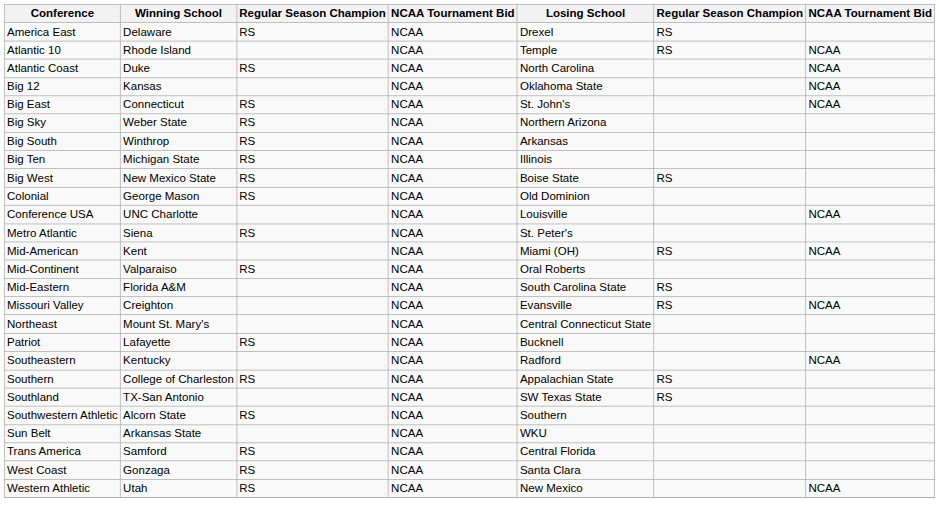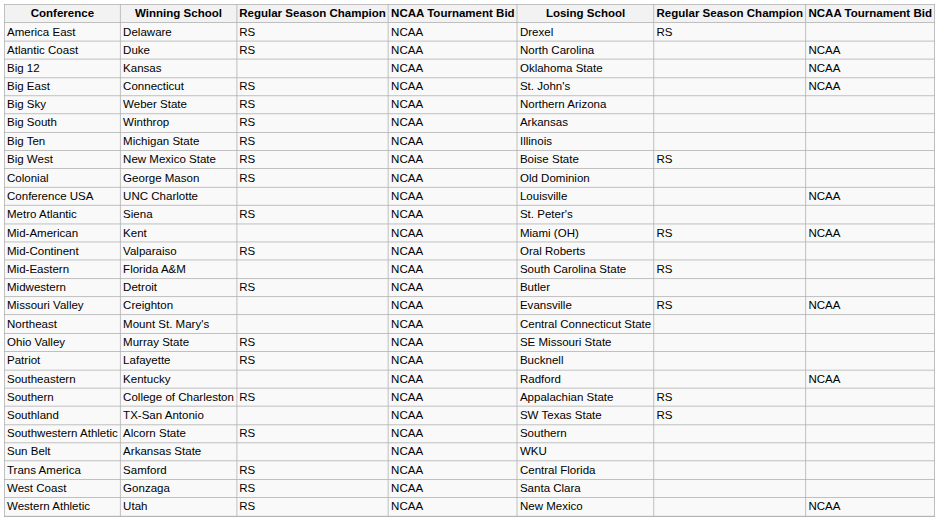- row: (34, 50)
+ row: (36, 287)
+ row: (36, 342)
